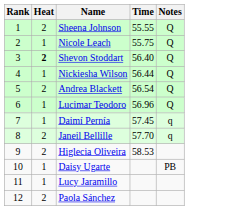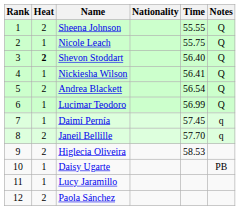+ column: (155, 12)
(143, 74) 56.44 -> (194, 74) 56.41
(143, 105) 56.96 -> (194, 105) 56.99
